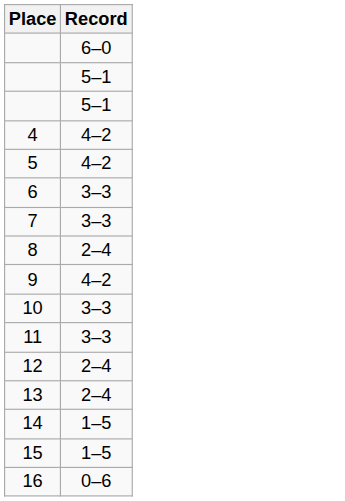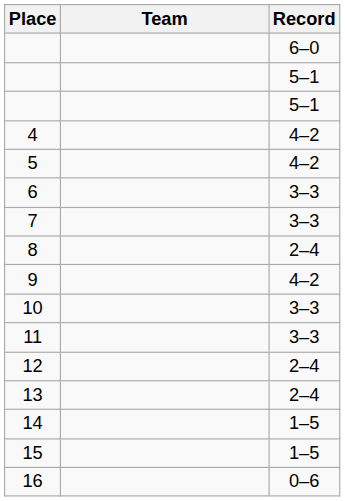+ column: (165, 18)
